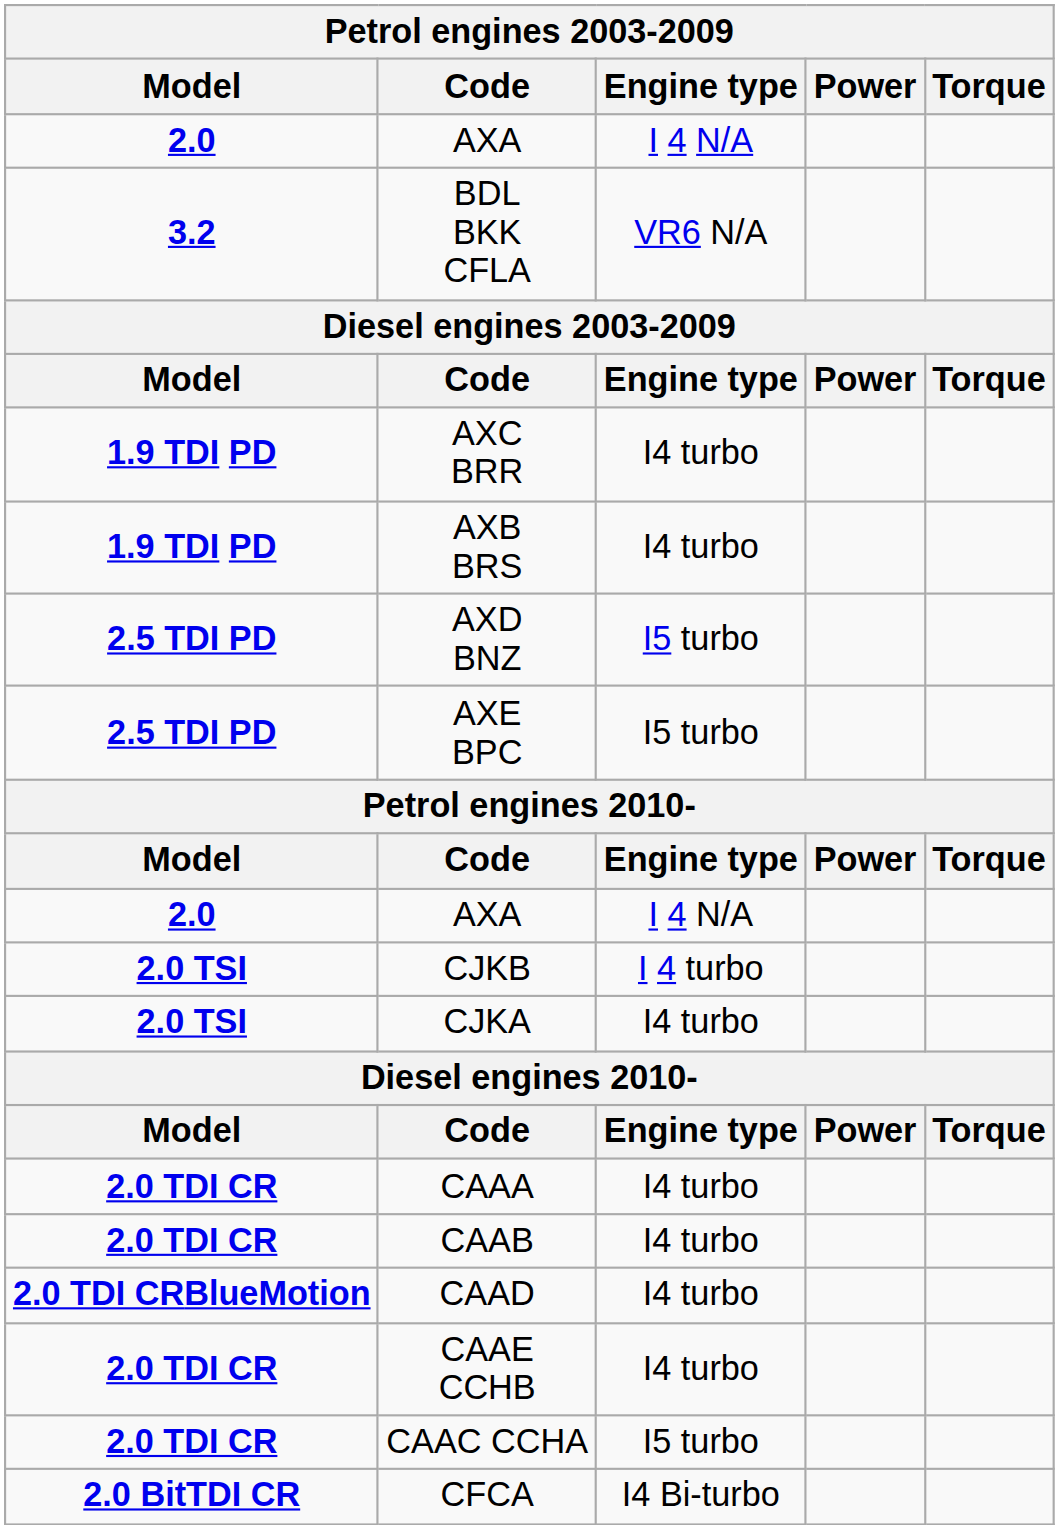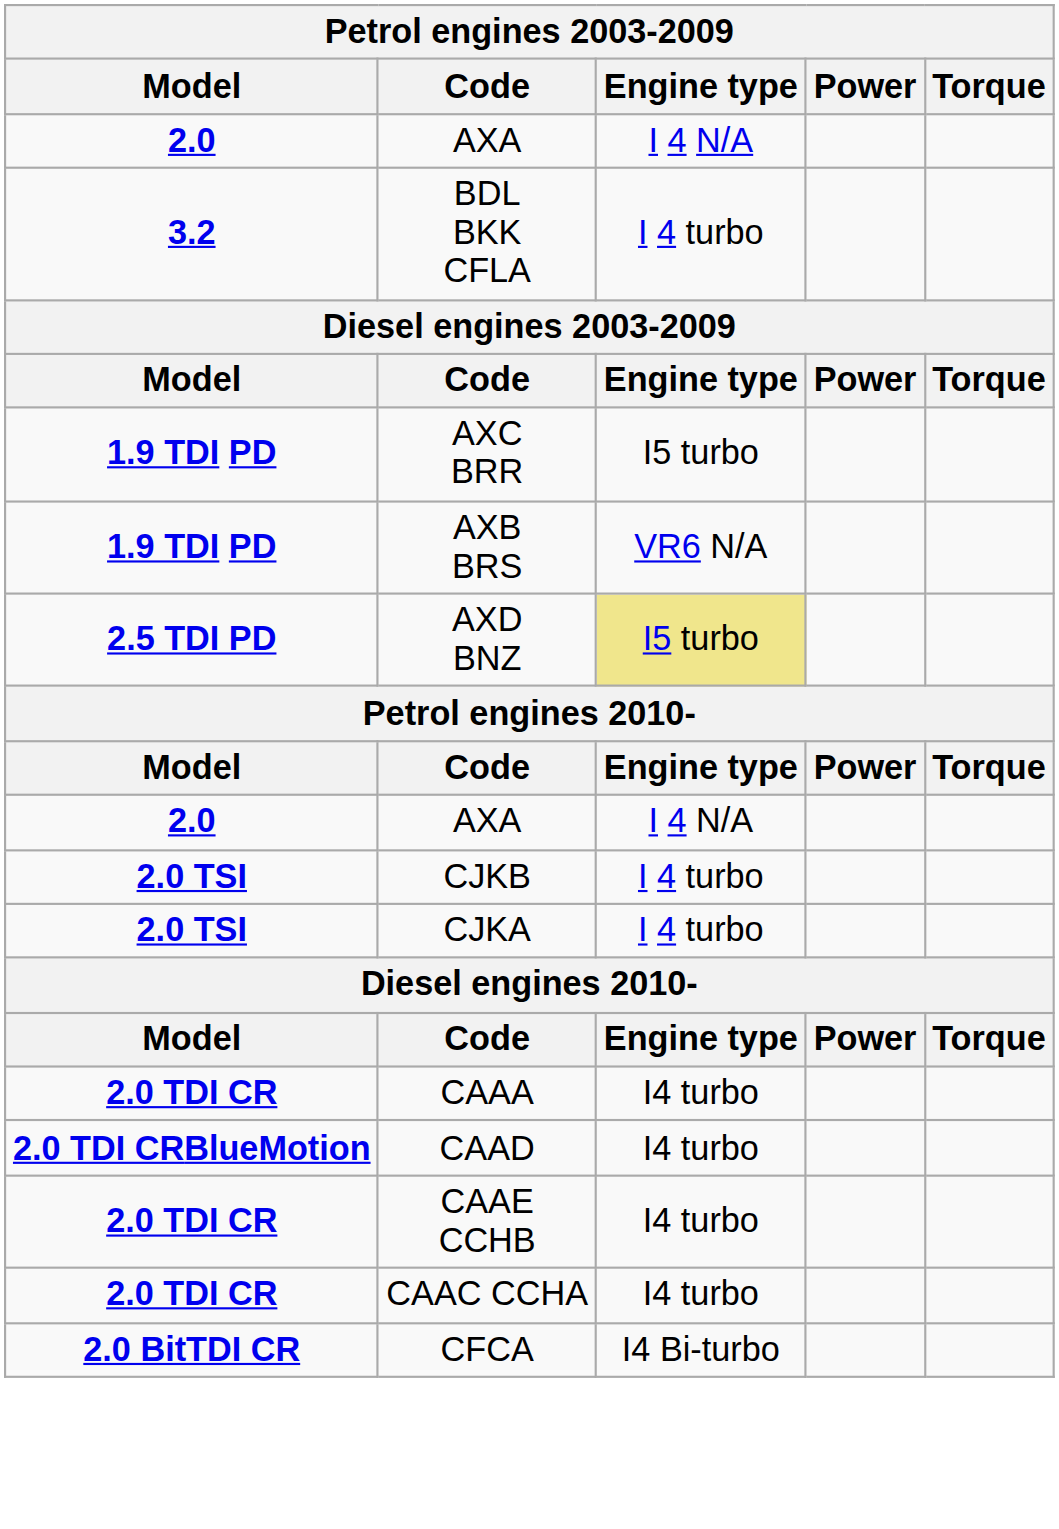(701, 233) VR6 N/A -> (701, 233) I 4 turbo
(701, 453) I4 turbo -> (701, 453) I5 turbo
(701, 546) I4 turbo -> (701, 546) VR6 N/A
(701, 639) no background -> (701, 639) khaki background
- row: (192, 732)
(701, 1023) I4 turbo -> (701, 930) I 4 turbo
- row: (192, 1240)
(701, 1441) I5 turbo -> (701, 1294) I4 turbo
